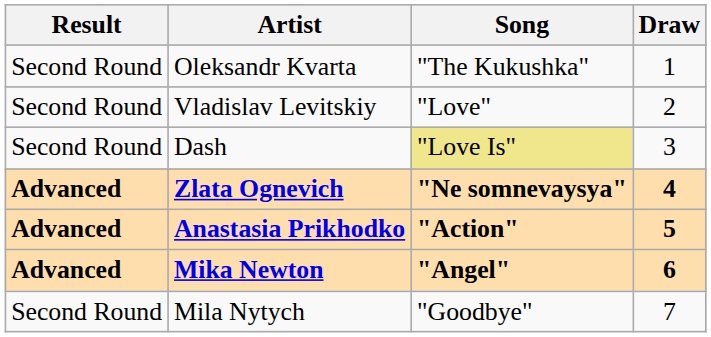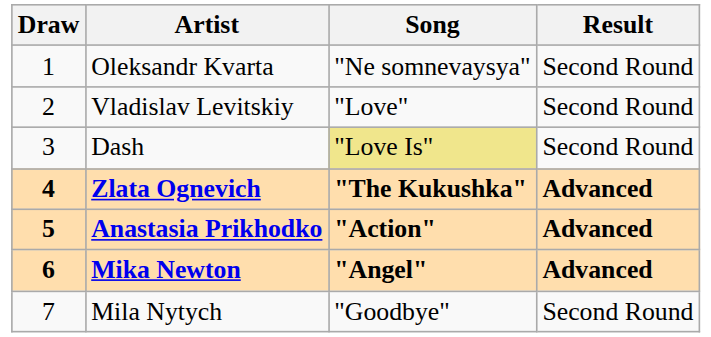columns swapped: (669, 24) <-> (87, 24)
(503, 65) "The Kukushka" -> (432, 65) "Ne somnevaysya"
(522, 188) "Ne somnevaysya" -> (431, 188) "The Kukushka"
